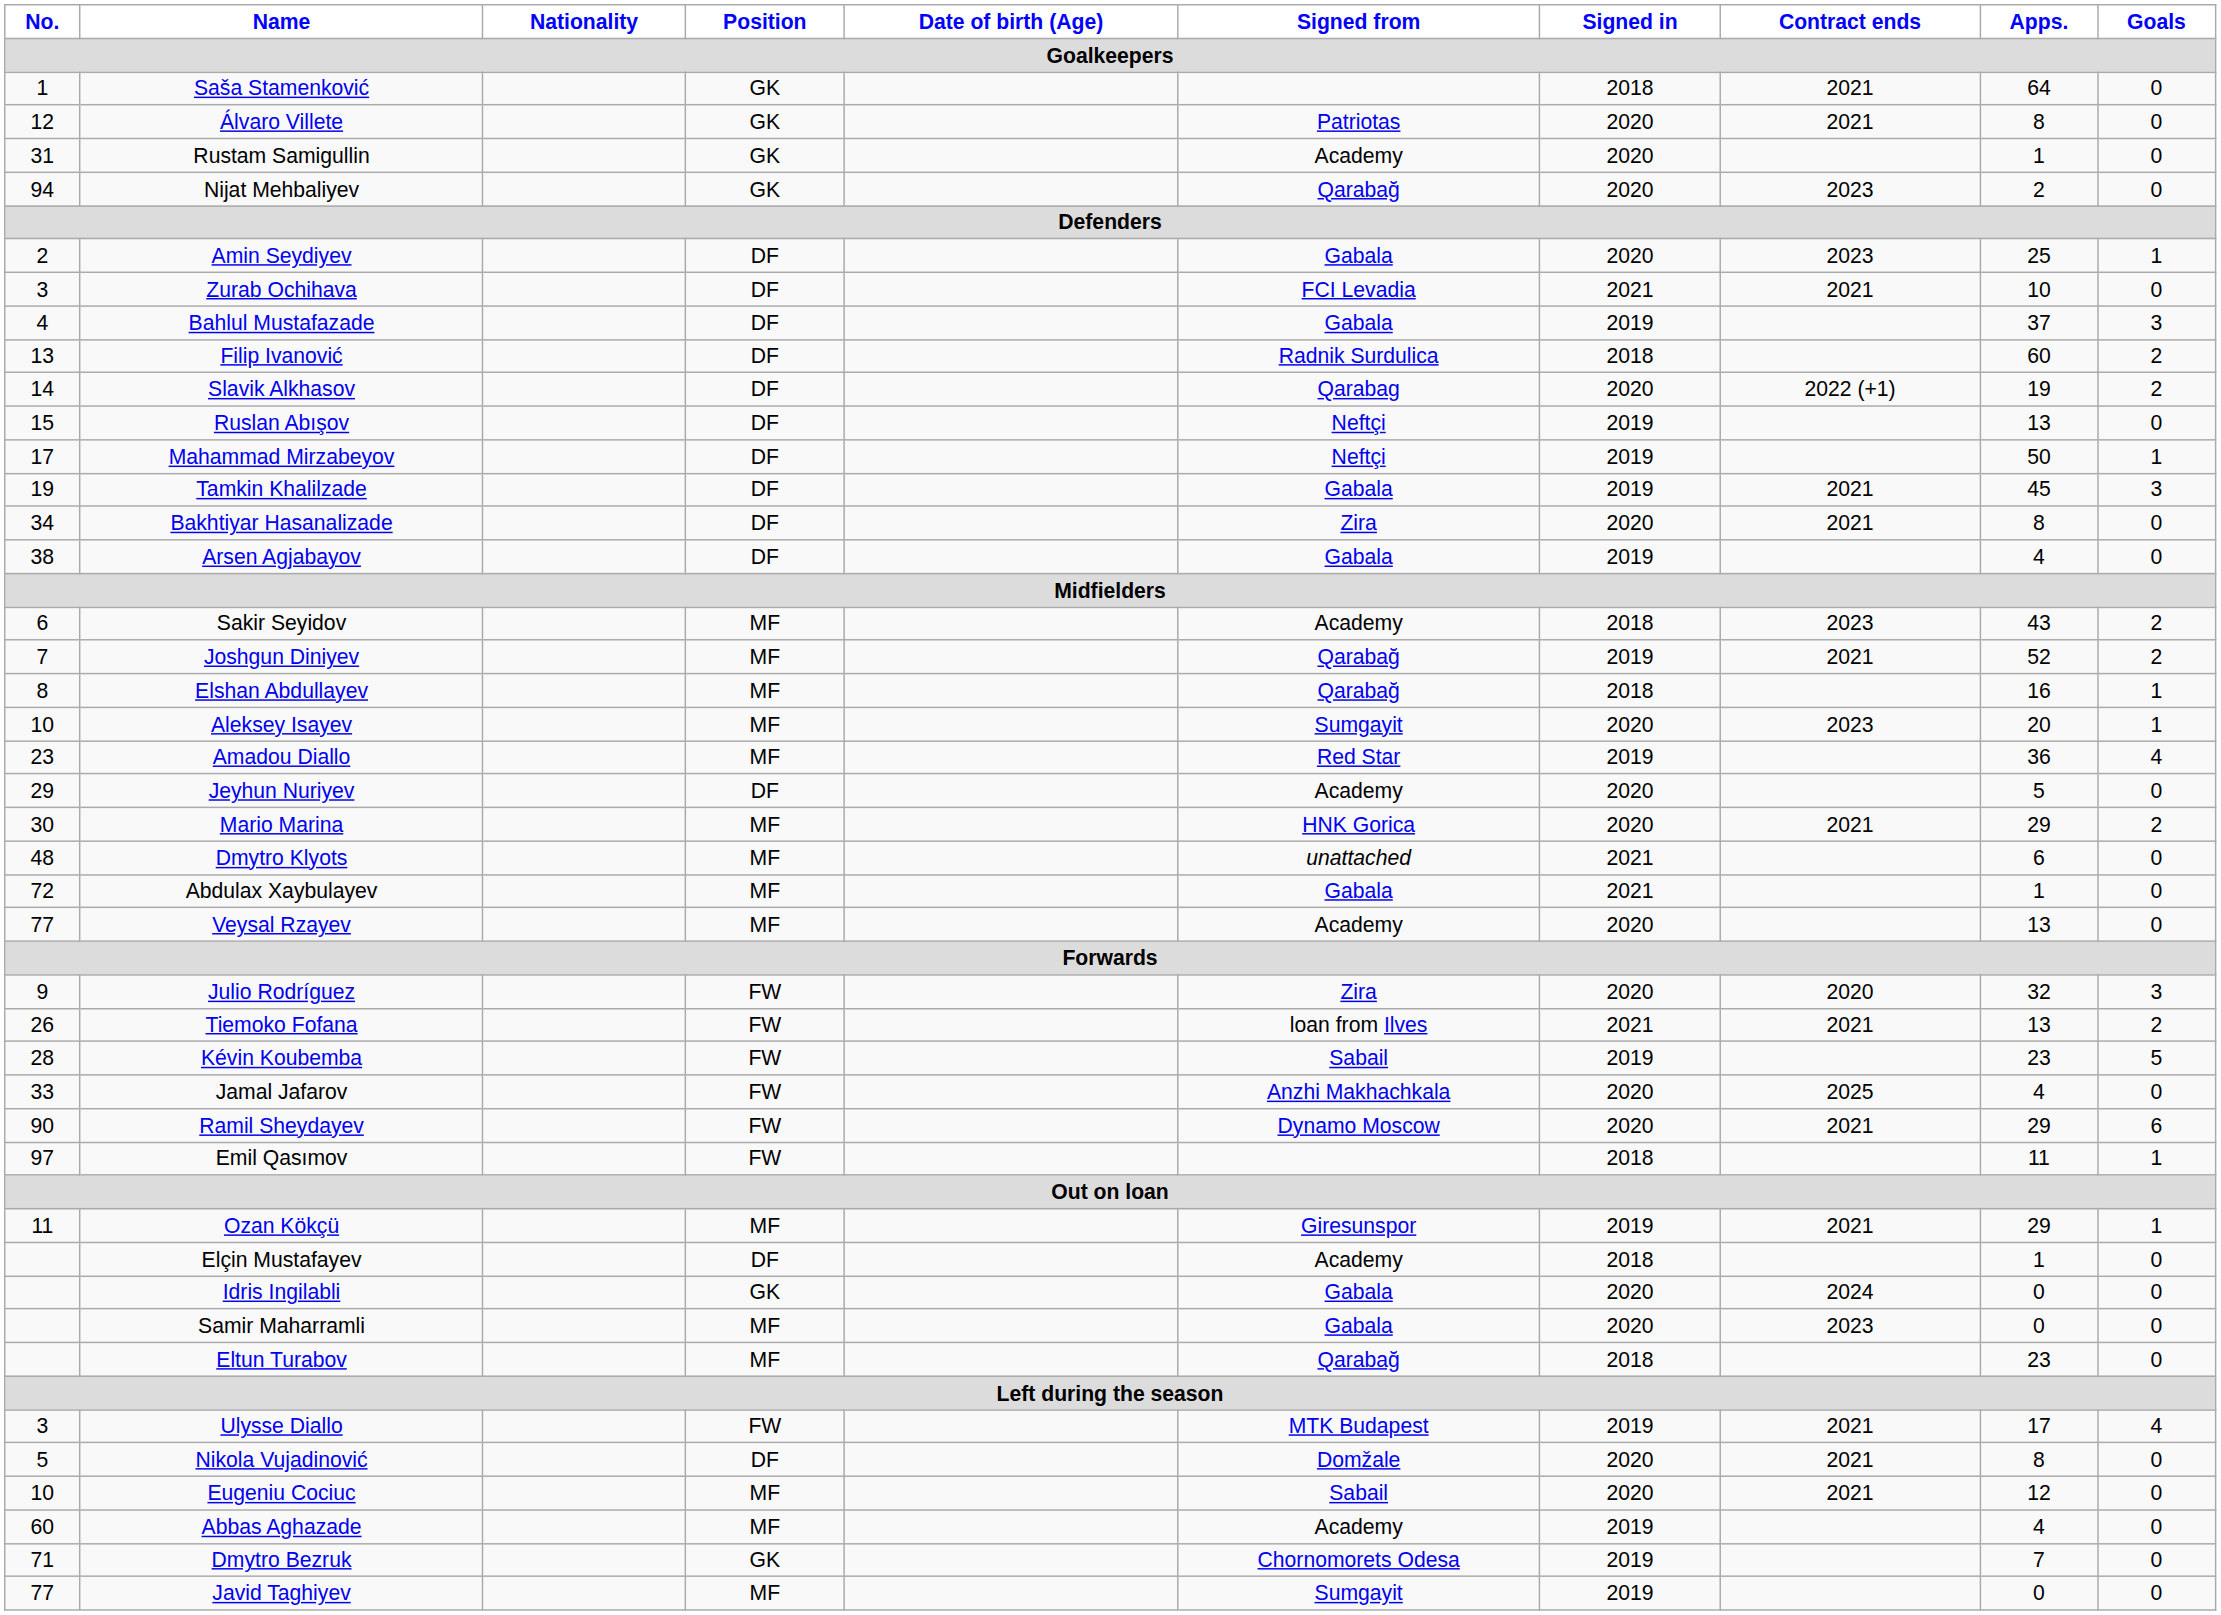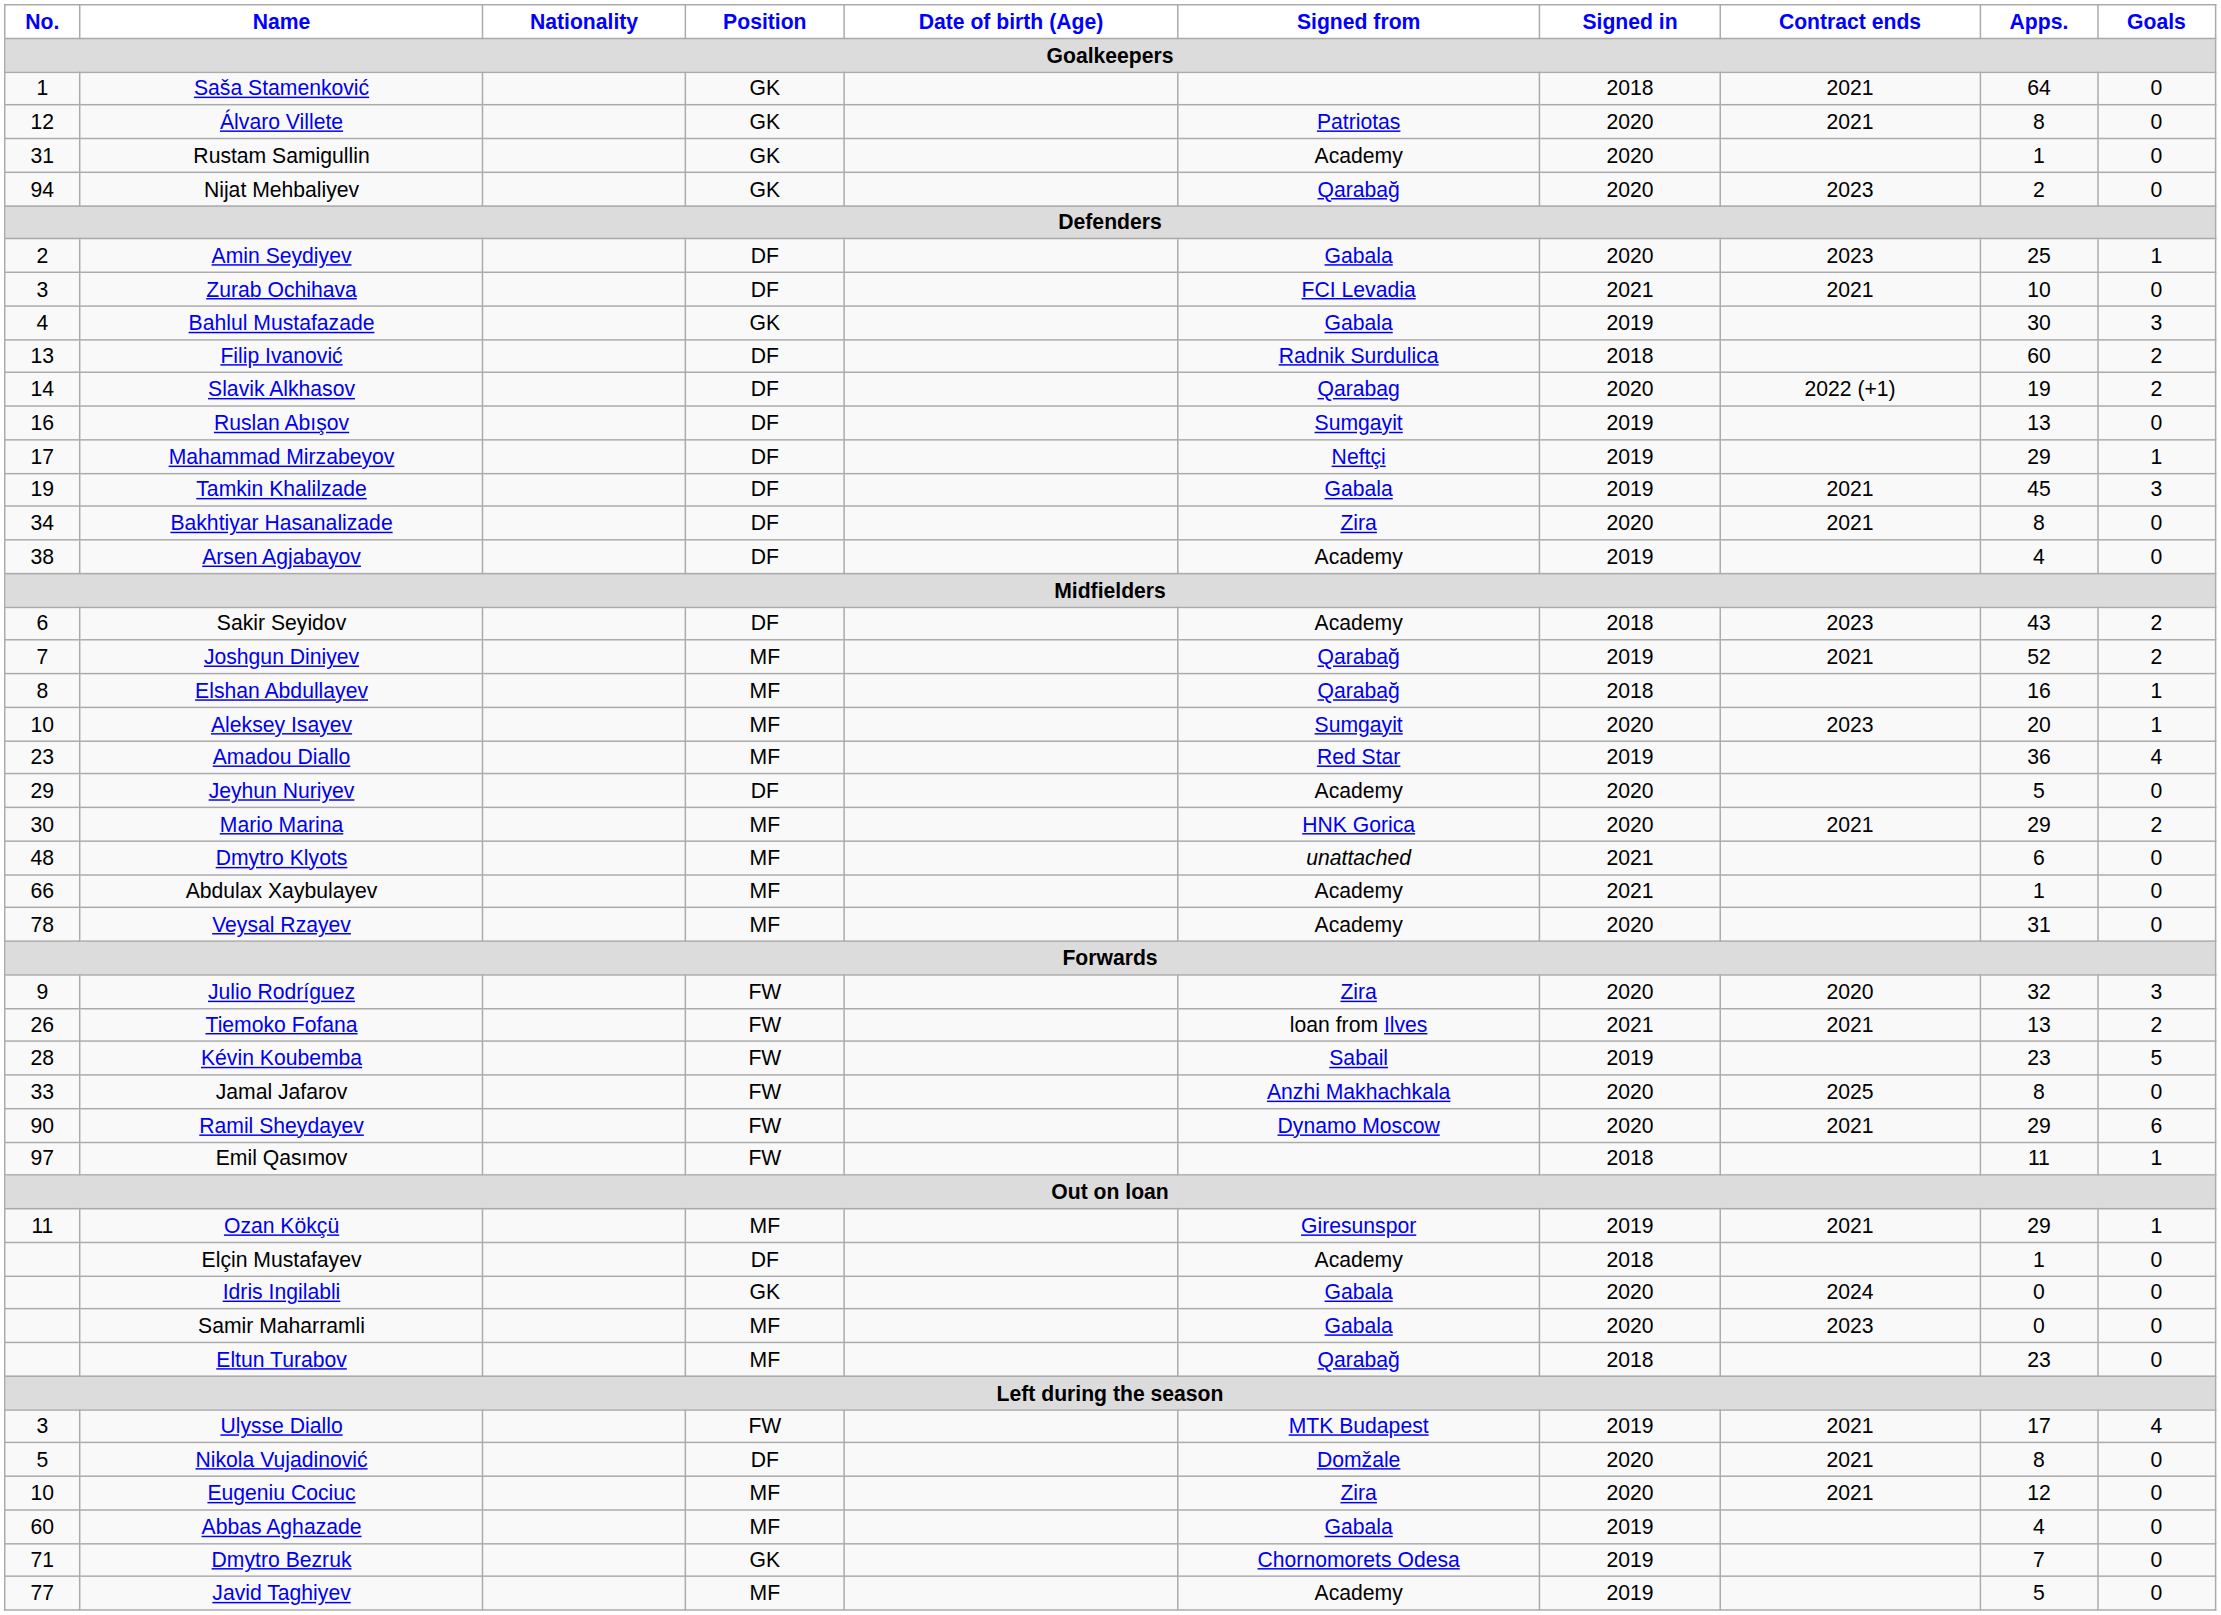(765, 323) DF -> (765, 323) GK
(2039, 323) 37 -> (2039, 323) 30
(42, 423) 15 -> (42, 423) 16
(1359, 423) Neftçi -> (1359, 423) Sumgayit
(2039, 457) 50 -> (2039, 457) 29
(1359, 557) Gabala -> (1359, 557) Academy
(765, 624) MF -> (765, 624) DF
(42, 891) 72 -> (42, 891) 66
(1359, 891) Gabala -> (1359, 891) Academy
(42, 925) 77 -> (42, 925) 78
(2039, 925) 13 -> (2039, 925) 31
(2039, 1092) 4 -> (2039, 1092) 8
(1359, 1493) Sabail -> (1359, 1493) Zira
(1359, 1527) Academy -> (1359, 1527) Gabala
(1359, 1594) Sumgayit -> (1359, 1594) Academy
(2039, 1594) 0 -> (2039, 1594) 5
